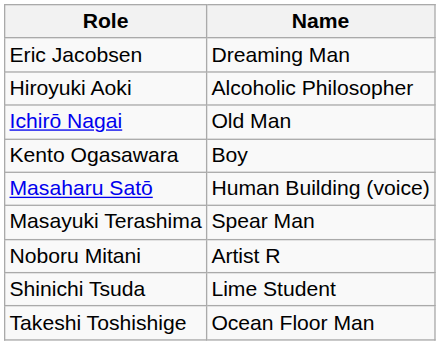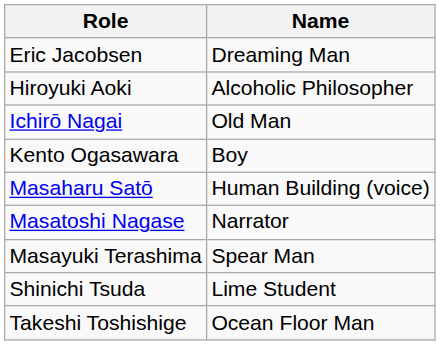+ row: (97, 222)
- row: (75, 255)
